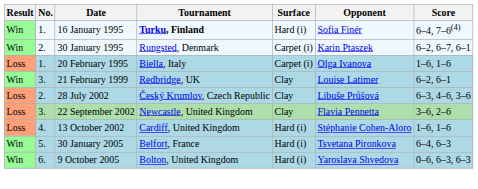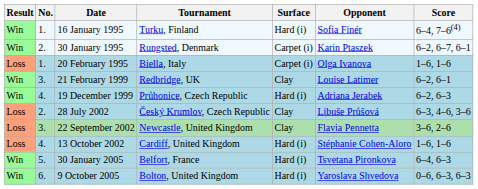(172, 29) bold -> (169, 29) normal
+ row: (95, 95)
